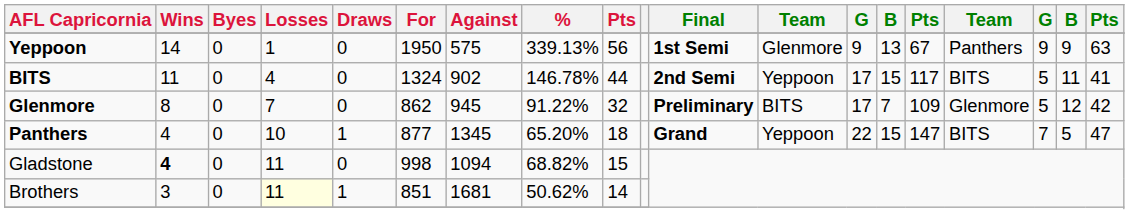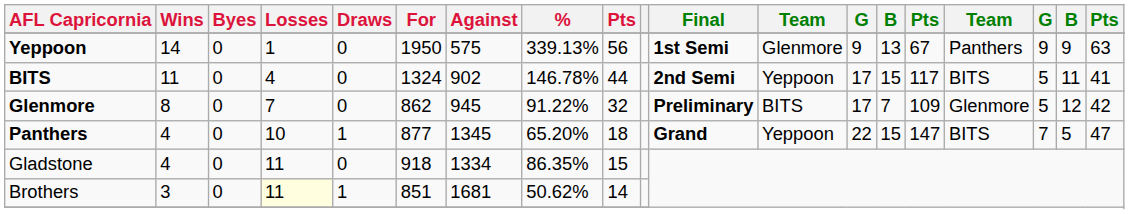(165, 163) bold -> (165, 163) normal
(416, 163) 998 -> (416, 163) 918
(471, 163) 1094 -> (471, 163) 1334
(557, 163) 68.82% -> (557, 163) 86.35%
